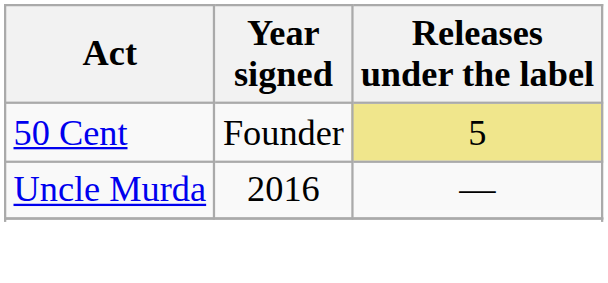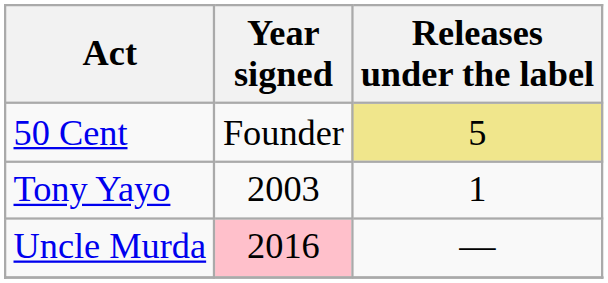+ row: (92, 189)
(283, 189) no background -> (283, 246) pink background
